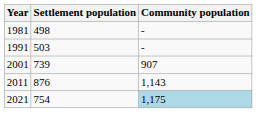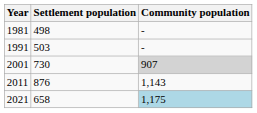(42, 64) 739 -> (42, 64) 730
(149, 64) no background -> (149, 64) lightgrey background
(42, 99) 754 -> (42, 99) 658
